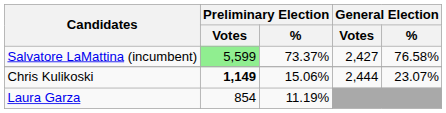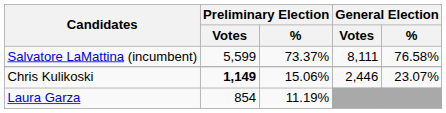(240, 56) lightgreen background -> (240, 56) no background
(362, 56) 2,427 -> (363, 56) 8,111
(362, 77) 2,444 -> (362, 77) 2,446
